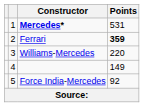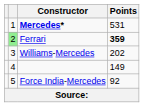(13, 39) no background -> (13, 39) lightgreen background
(117, 53) 220 -> (117, 53) 202
